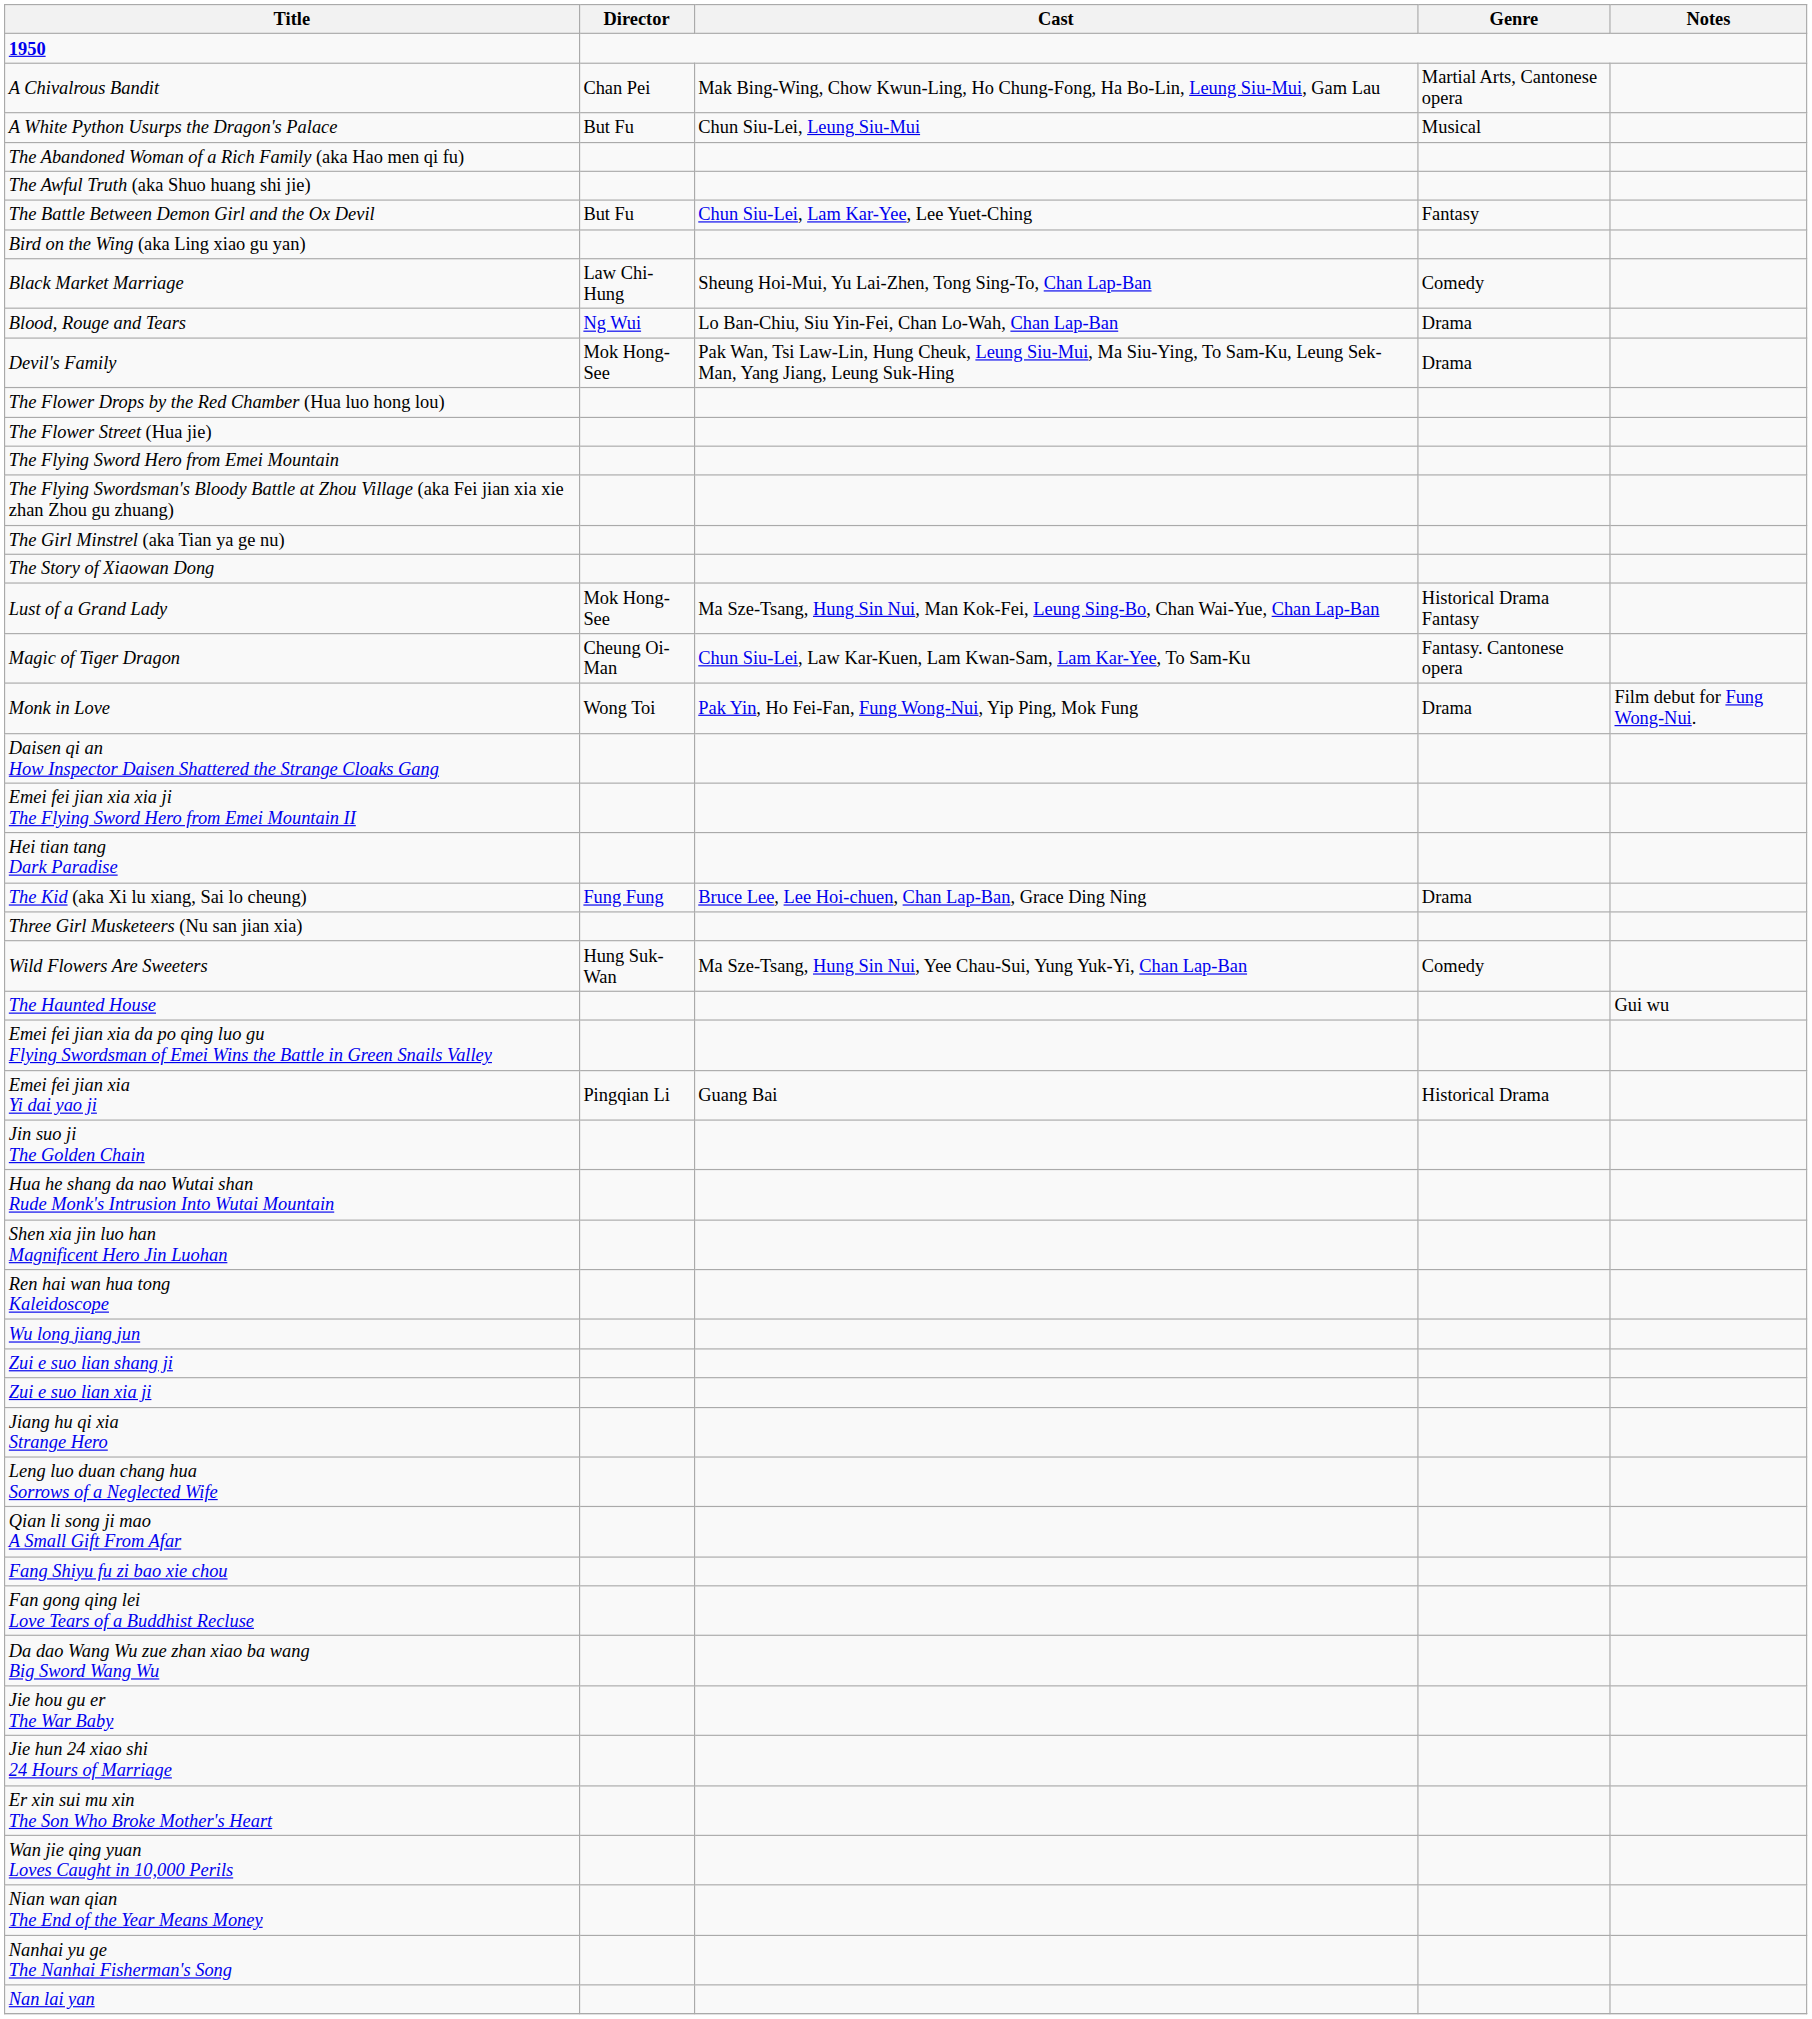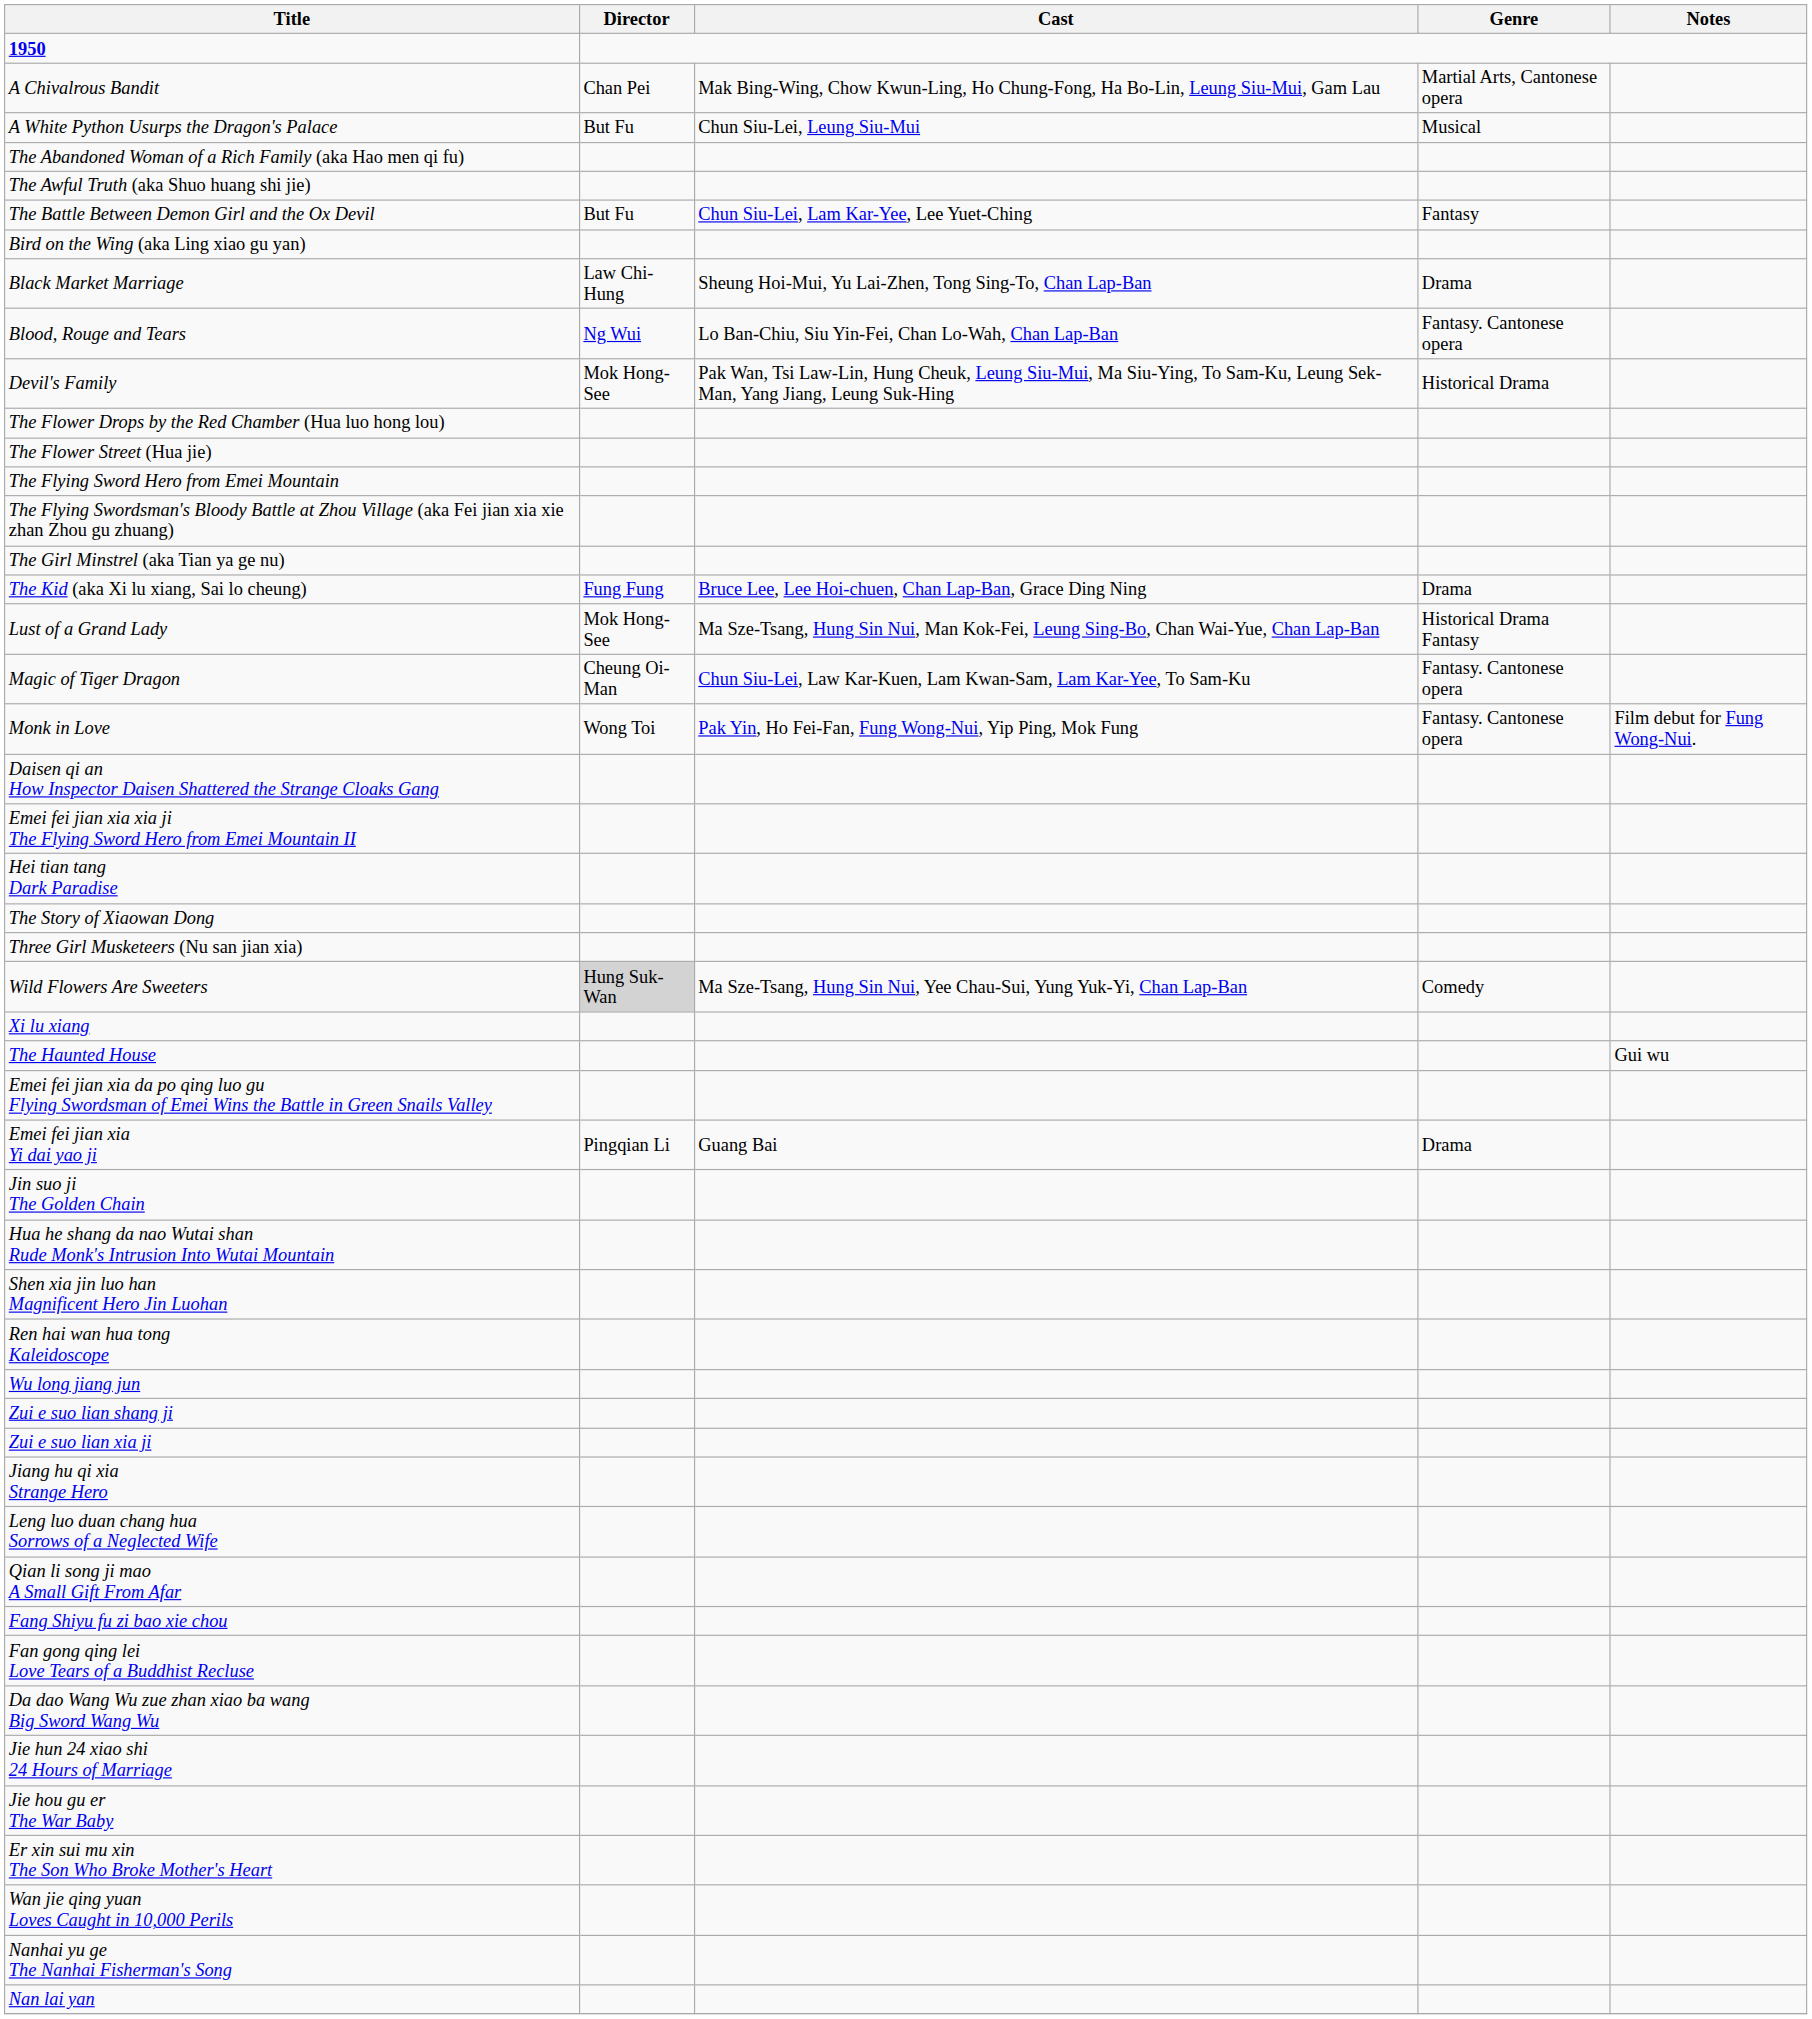(1453, 283) Comedy -> (1447, 283) Drama
(1447, 323) Drama -> (1493, 333) Fantasy. Cantonese opera
(1447, 362) Drama -> (1485, 383) Historical Drama
rows swapped: (158, 897) <-> (112, 568)
(1447, 708) Drama -> (1493, 728) Fantasy. Cantonese opera
(624, 965) no background -> (624, 986) lightgrey background
+ row: (49, 1026)
(1485, 1094) Historical Drama -> (1447, 1144) Drama
rows swapped: (61, 1710) <-> (90, 1760)
- row: (136, 1909)
